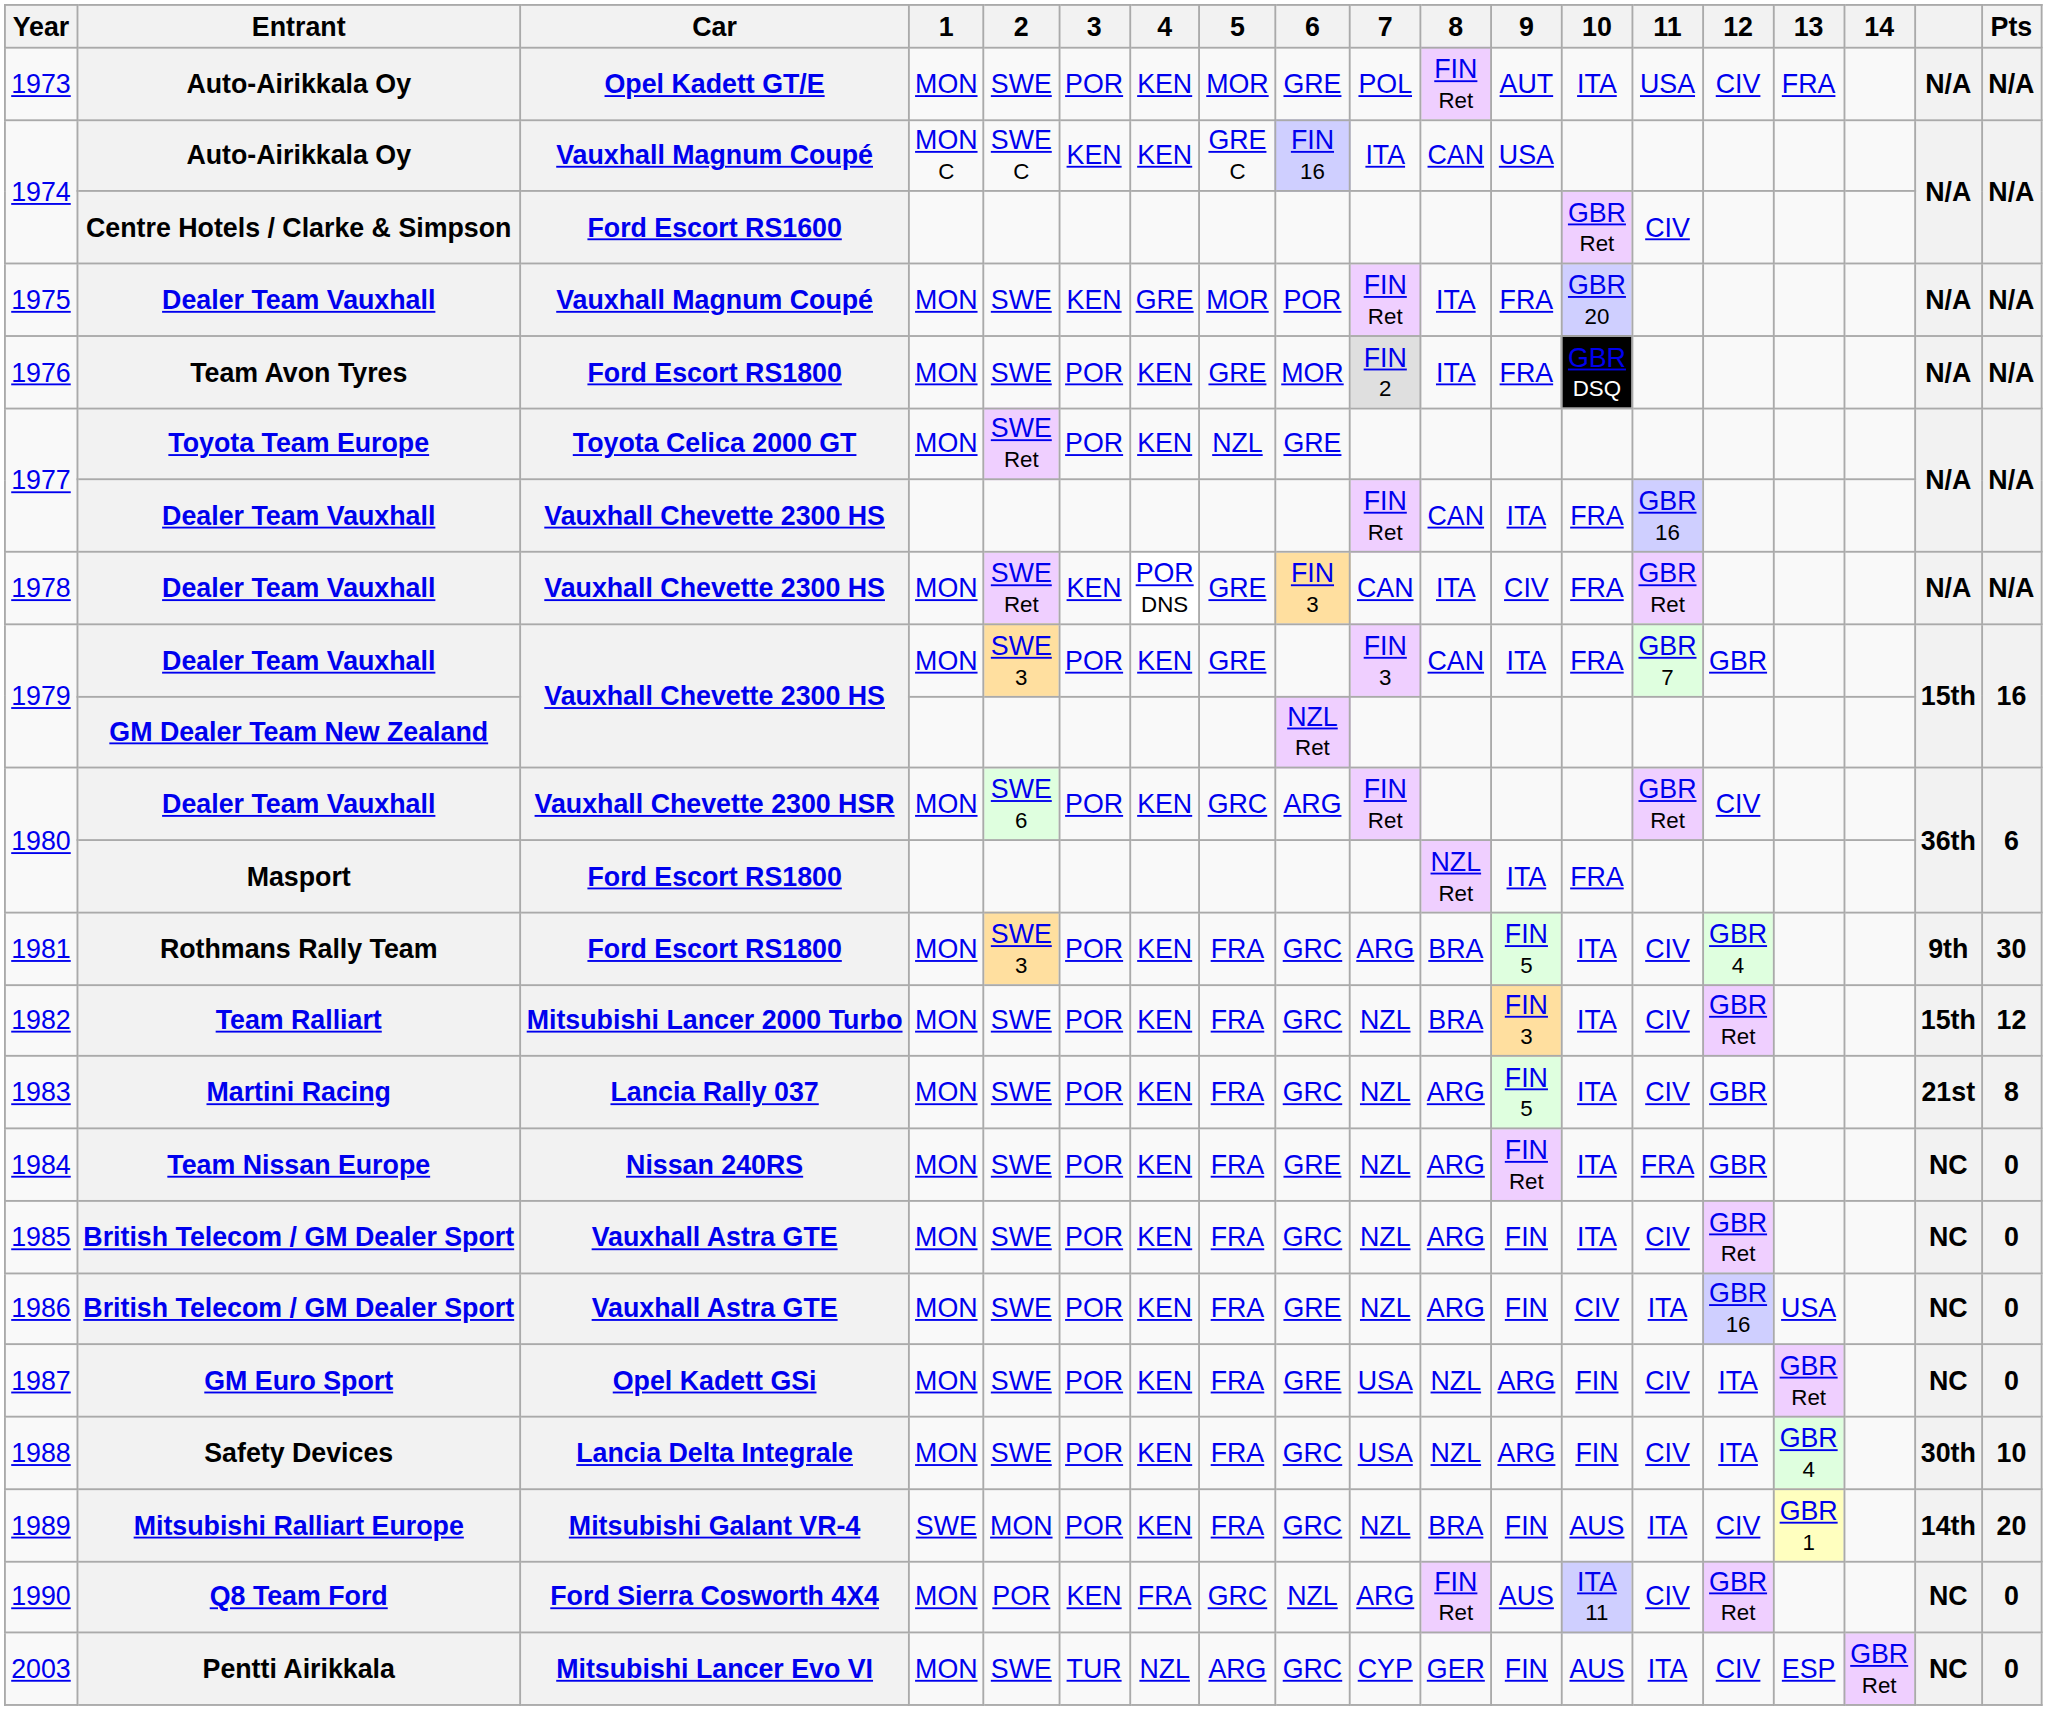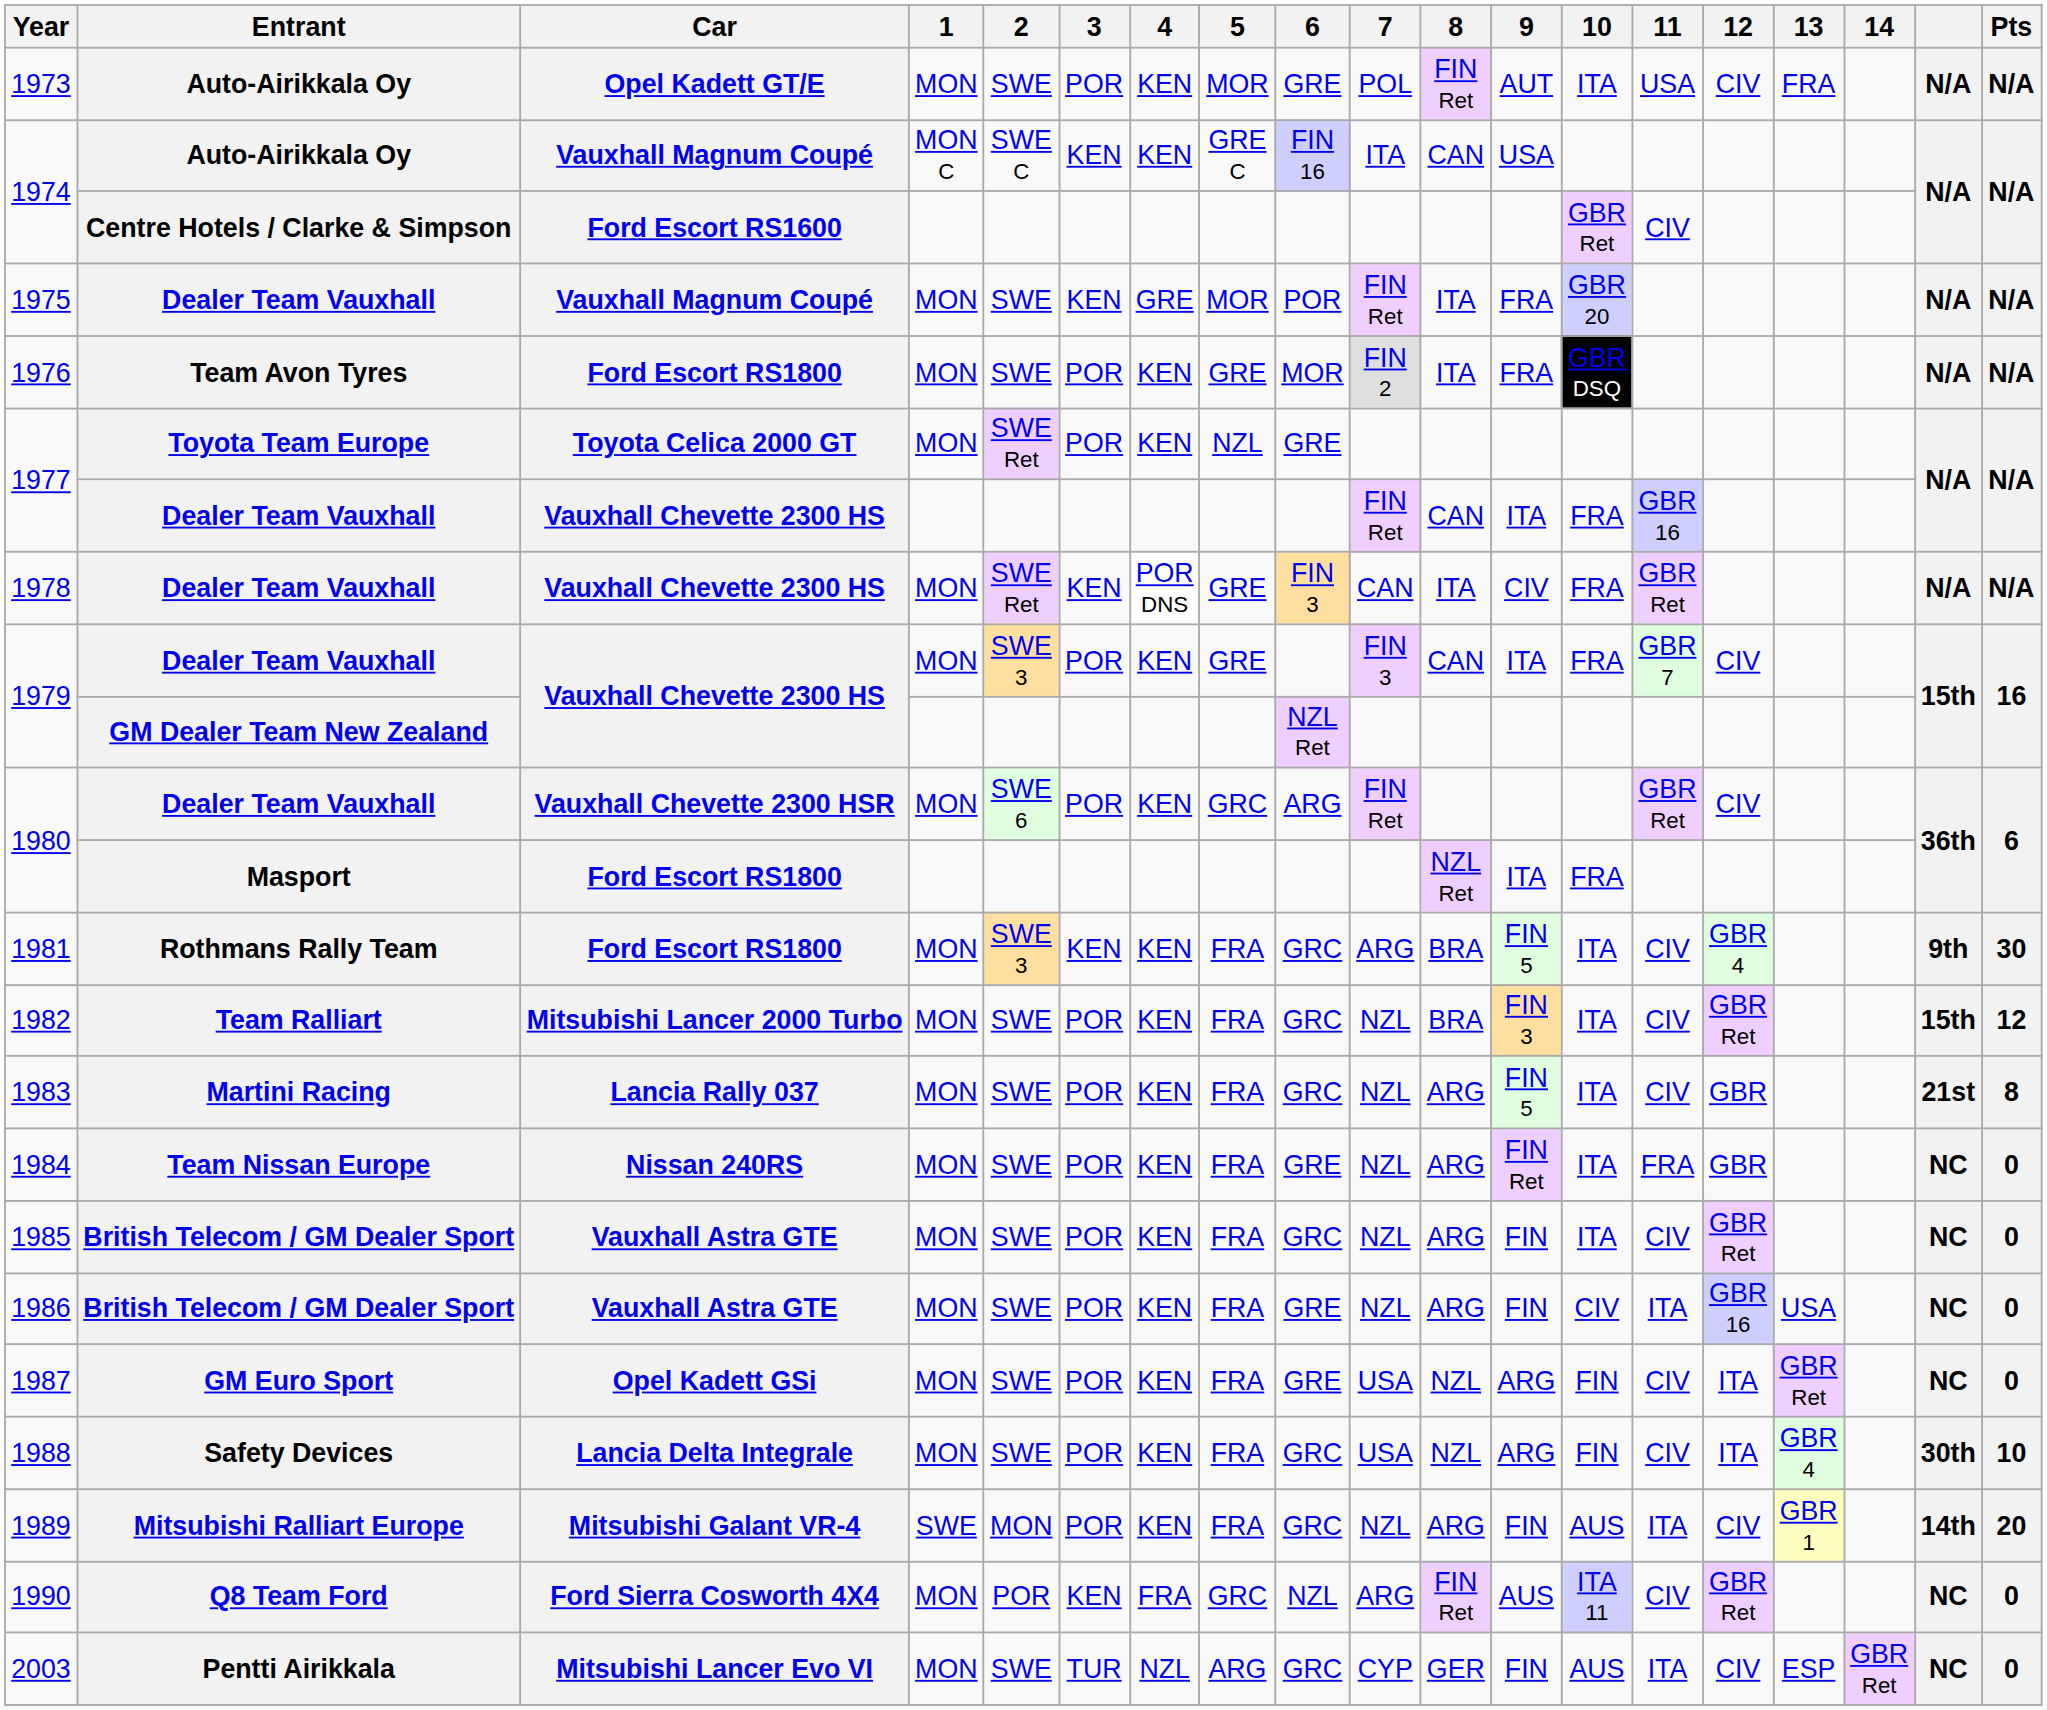(1738, 660) GBR -> (1738, 660) CIV
(1094, 949) POR -> (1094, 949) KEN
(1456, 1525) BRA -> (1456, 1525) ARG
